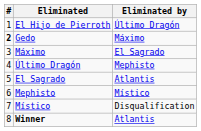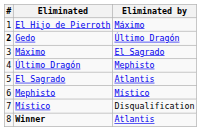(147, 25) Último Dragón -> (129, 25) Máximo
(129, 38) Máximo -> (147, 38) Último Dragón
